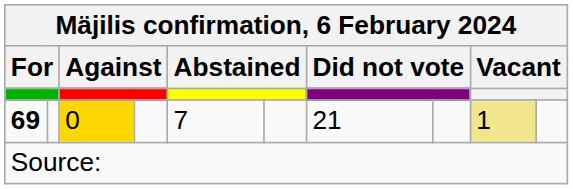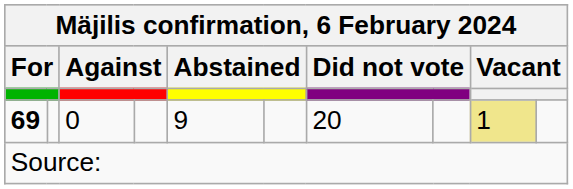(73, 120) gold background -> (73, 120) no background
(181, 120) 7 -> (181, 120) 9
(327, 120) 21 -> (327, 120) 20
